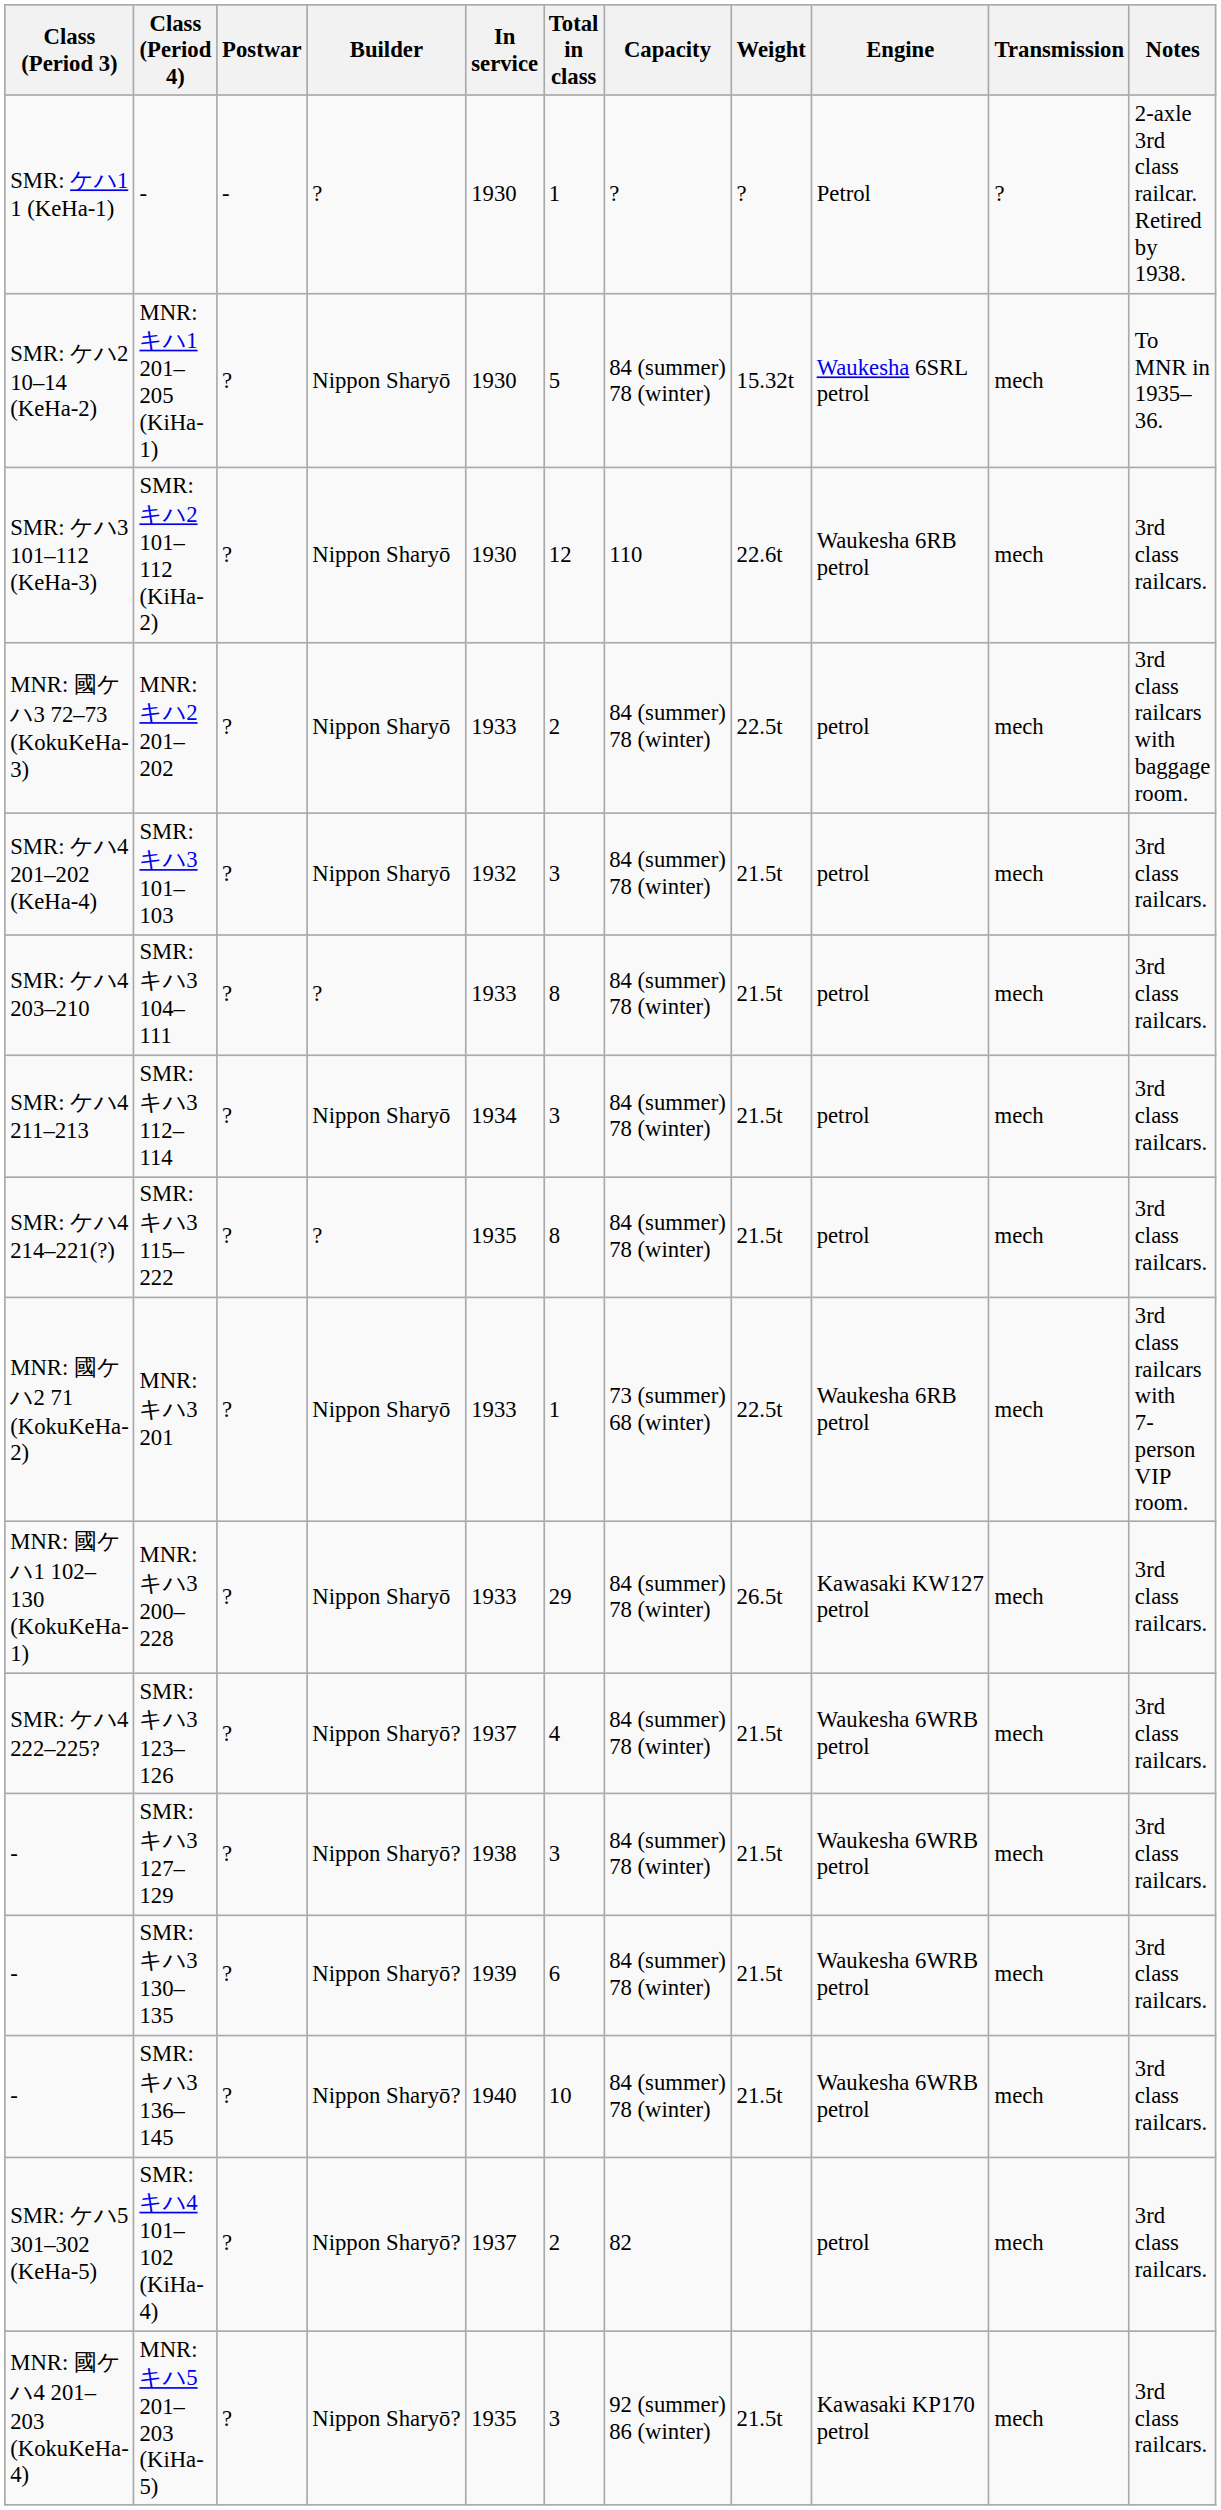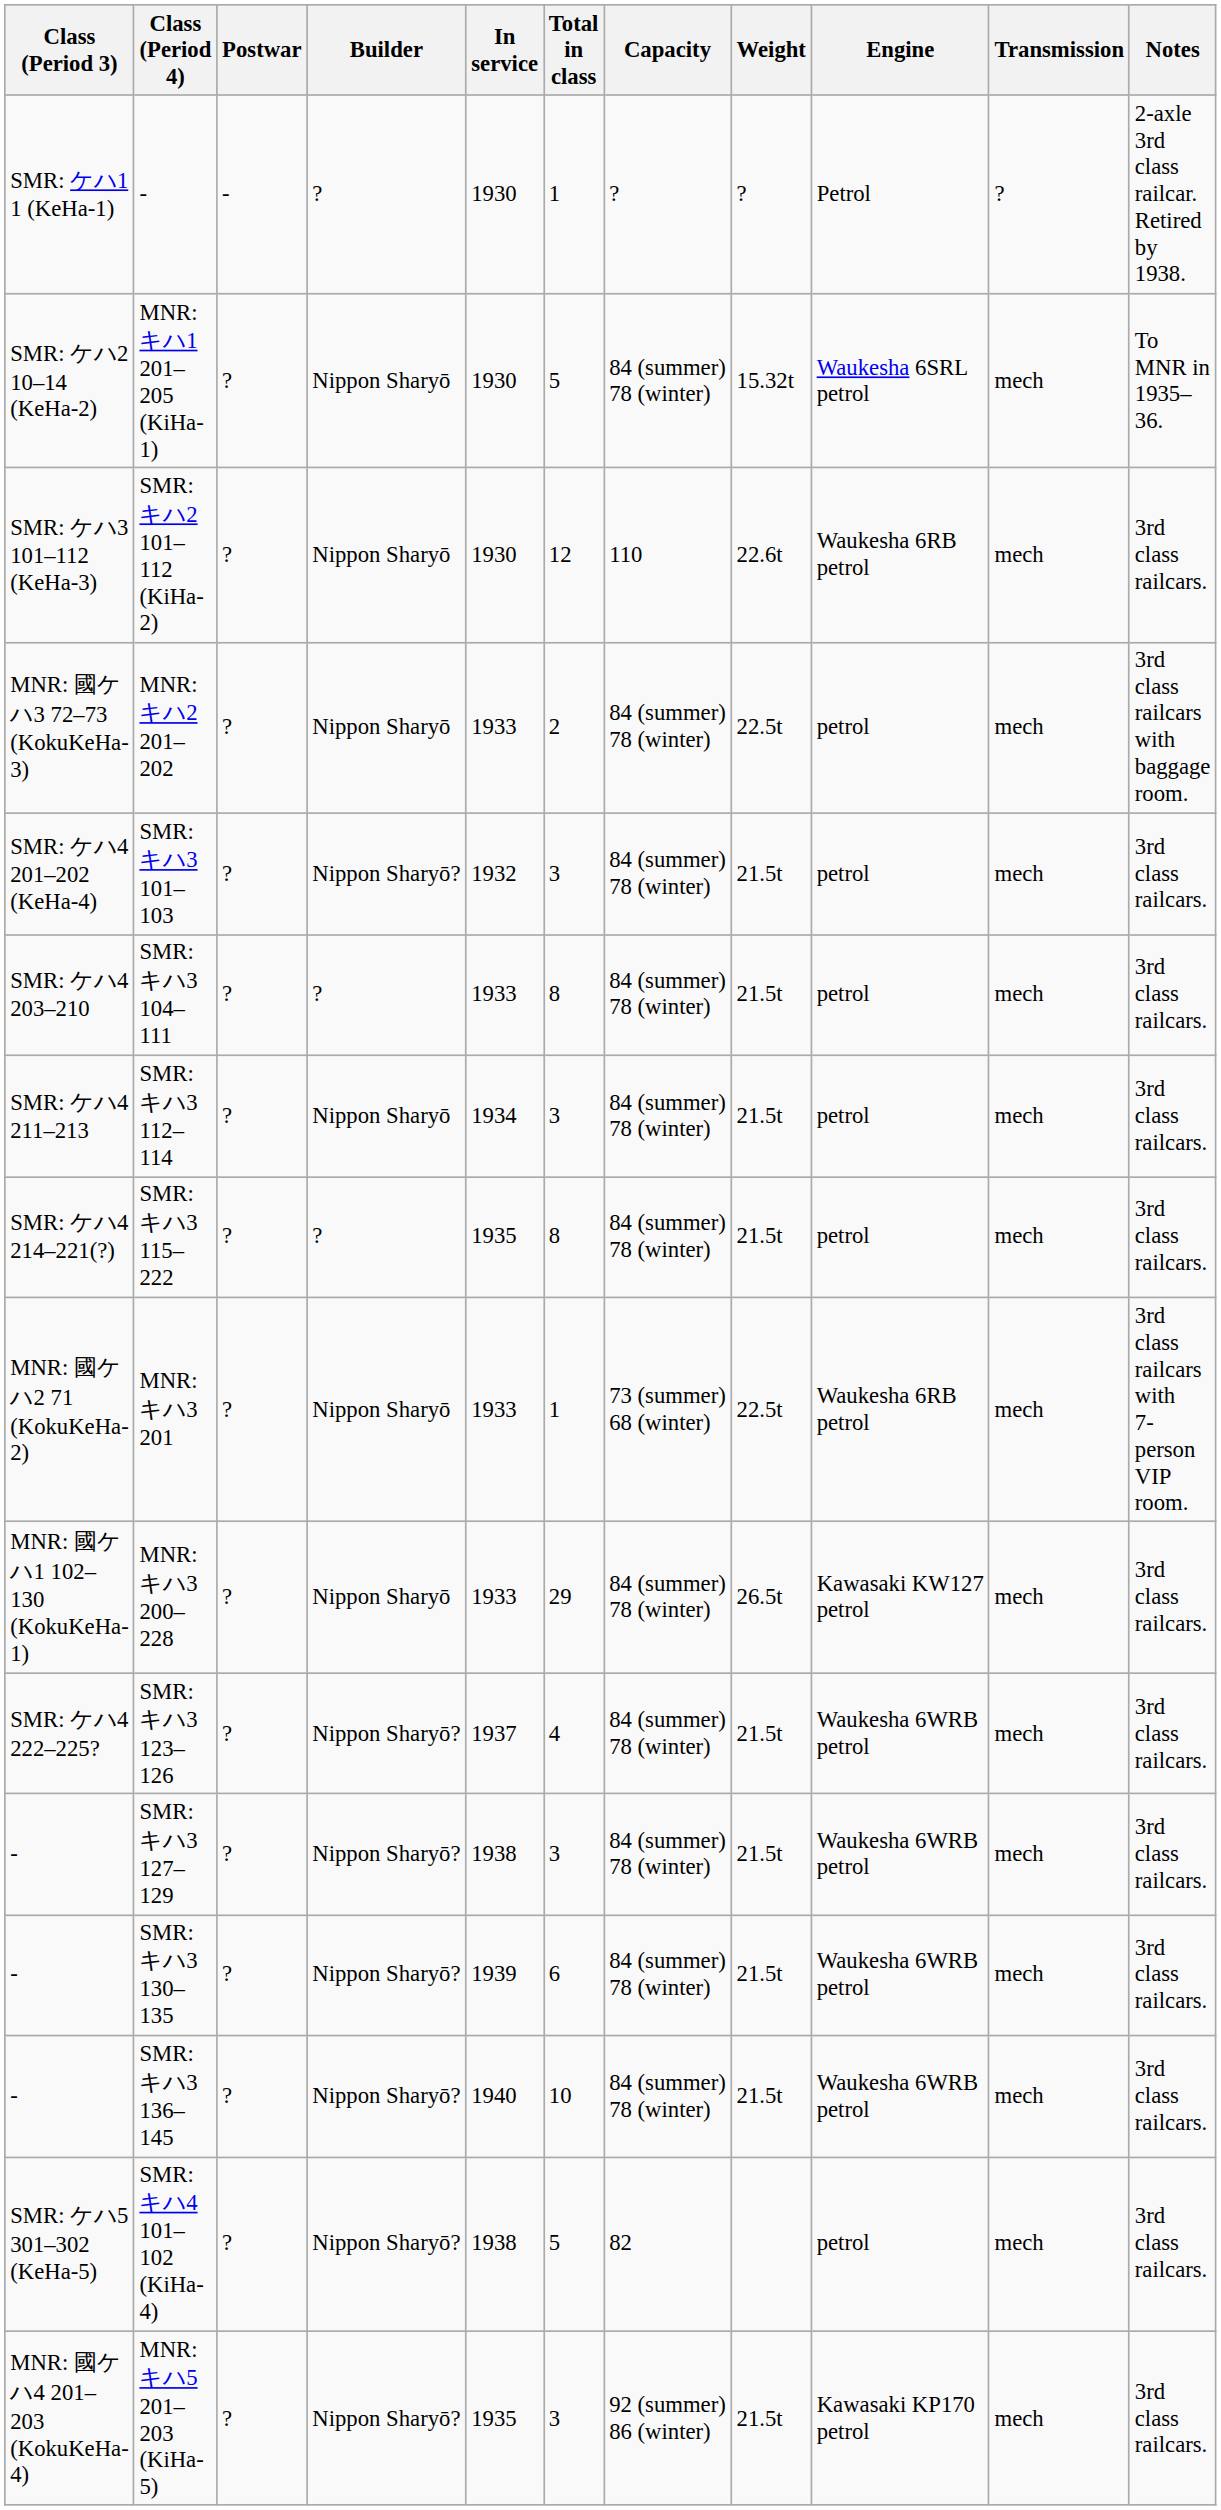(381, 873) Nippon Sharyō -> (386, 873) Nippon Sharyō?
(494, 2243) 1937 -> (494, 2243) 1938
(554, 2243) 2 -> (554, 2243) 5
